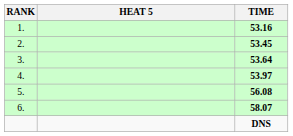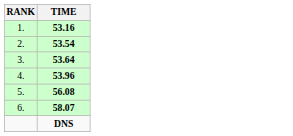- column: (136, 12)
(261, 44) 53.45 -> (64, 44) 53.54
(261, 76) 53.97 -> (64, 76) 53.96
